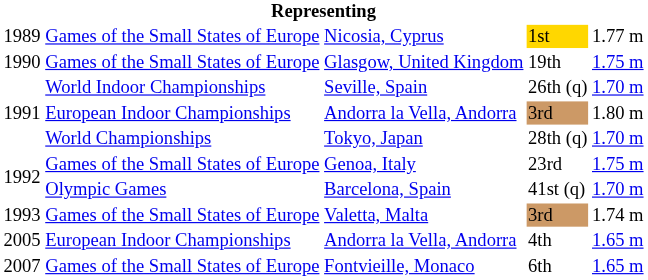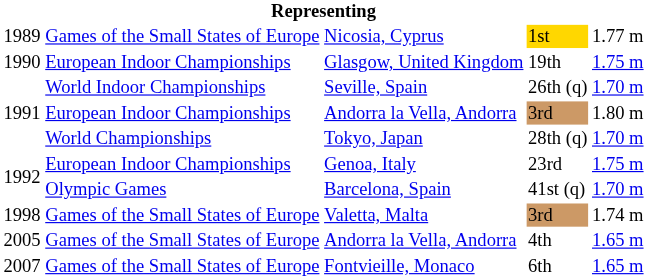(182, 61) Games of the Small States of Europe -> (168, 61) European Indoor Championships
(182, 163) Games of the Small States of Europe -> (168, 163) European Indoor Championships
(22, 214) 1993 -> (22, 214) 1998
(168, 240) European Indoor Championships -> (182, 240) Games of the Small States of Europe
